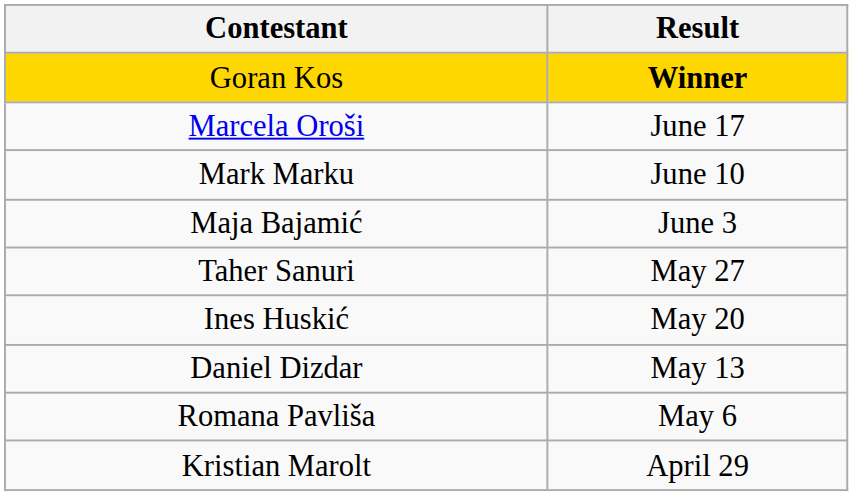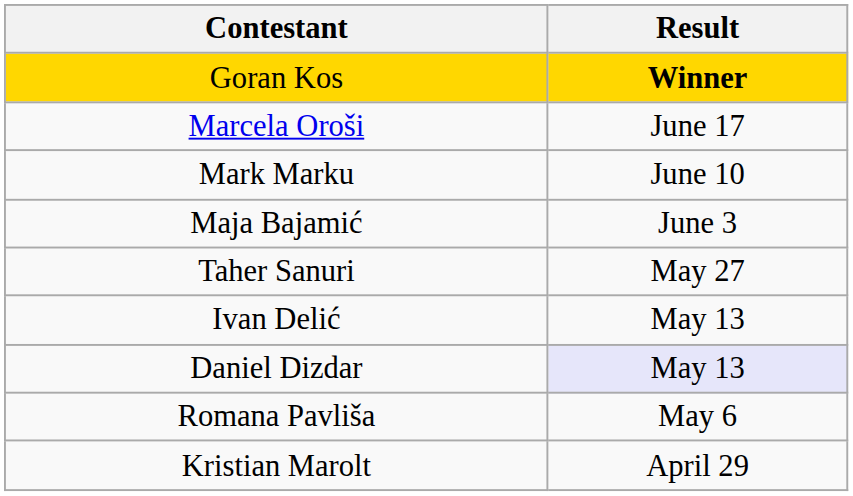- row: (276, 319)
+ row: (276, 319)
(698, 367) no background -> (698, 367) lavender background
